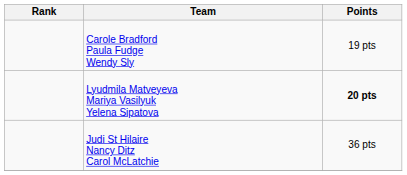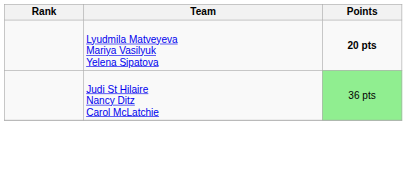- row: (122, 51)
(362, 145) no background -> (362, 95) lightgreen background
